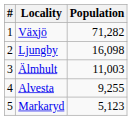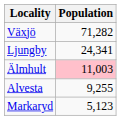- column: (10, 13)
(108, 50) 16,098 -> (97, 50) 24,341
(108, 69) no background -> (97, 69) pink background
